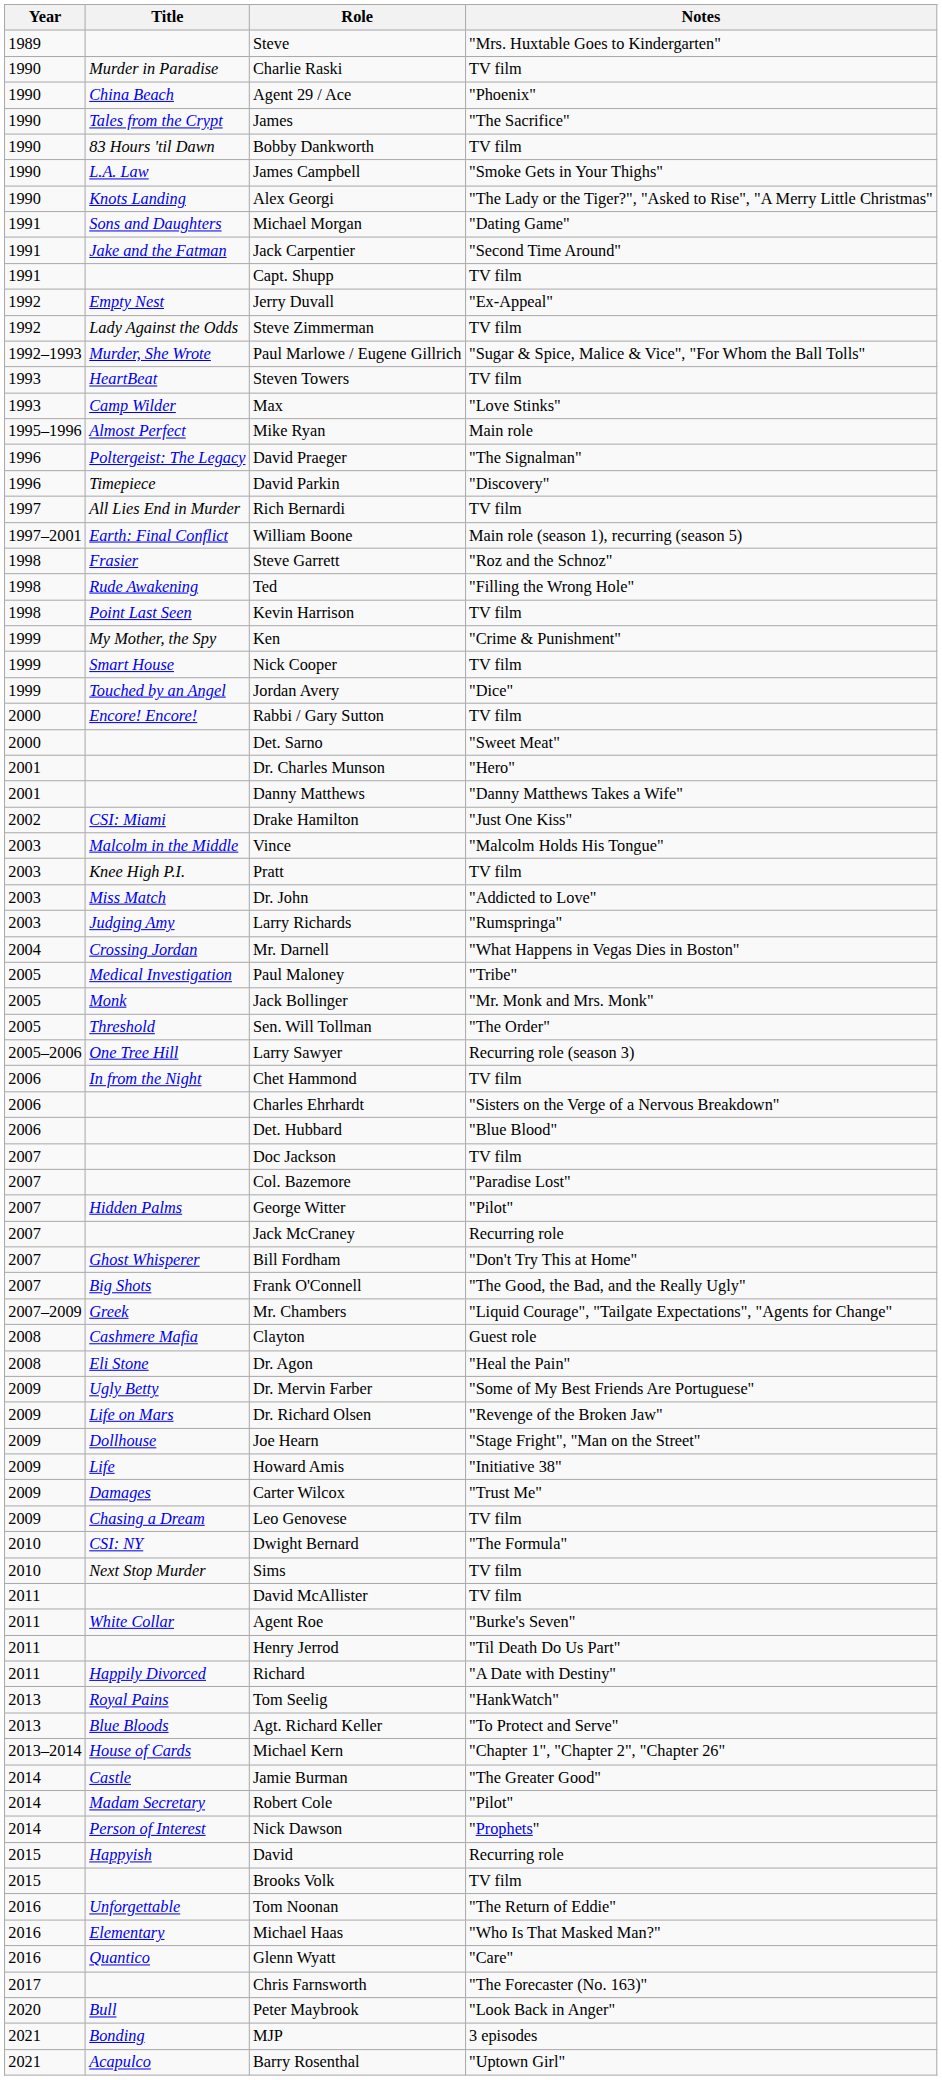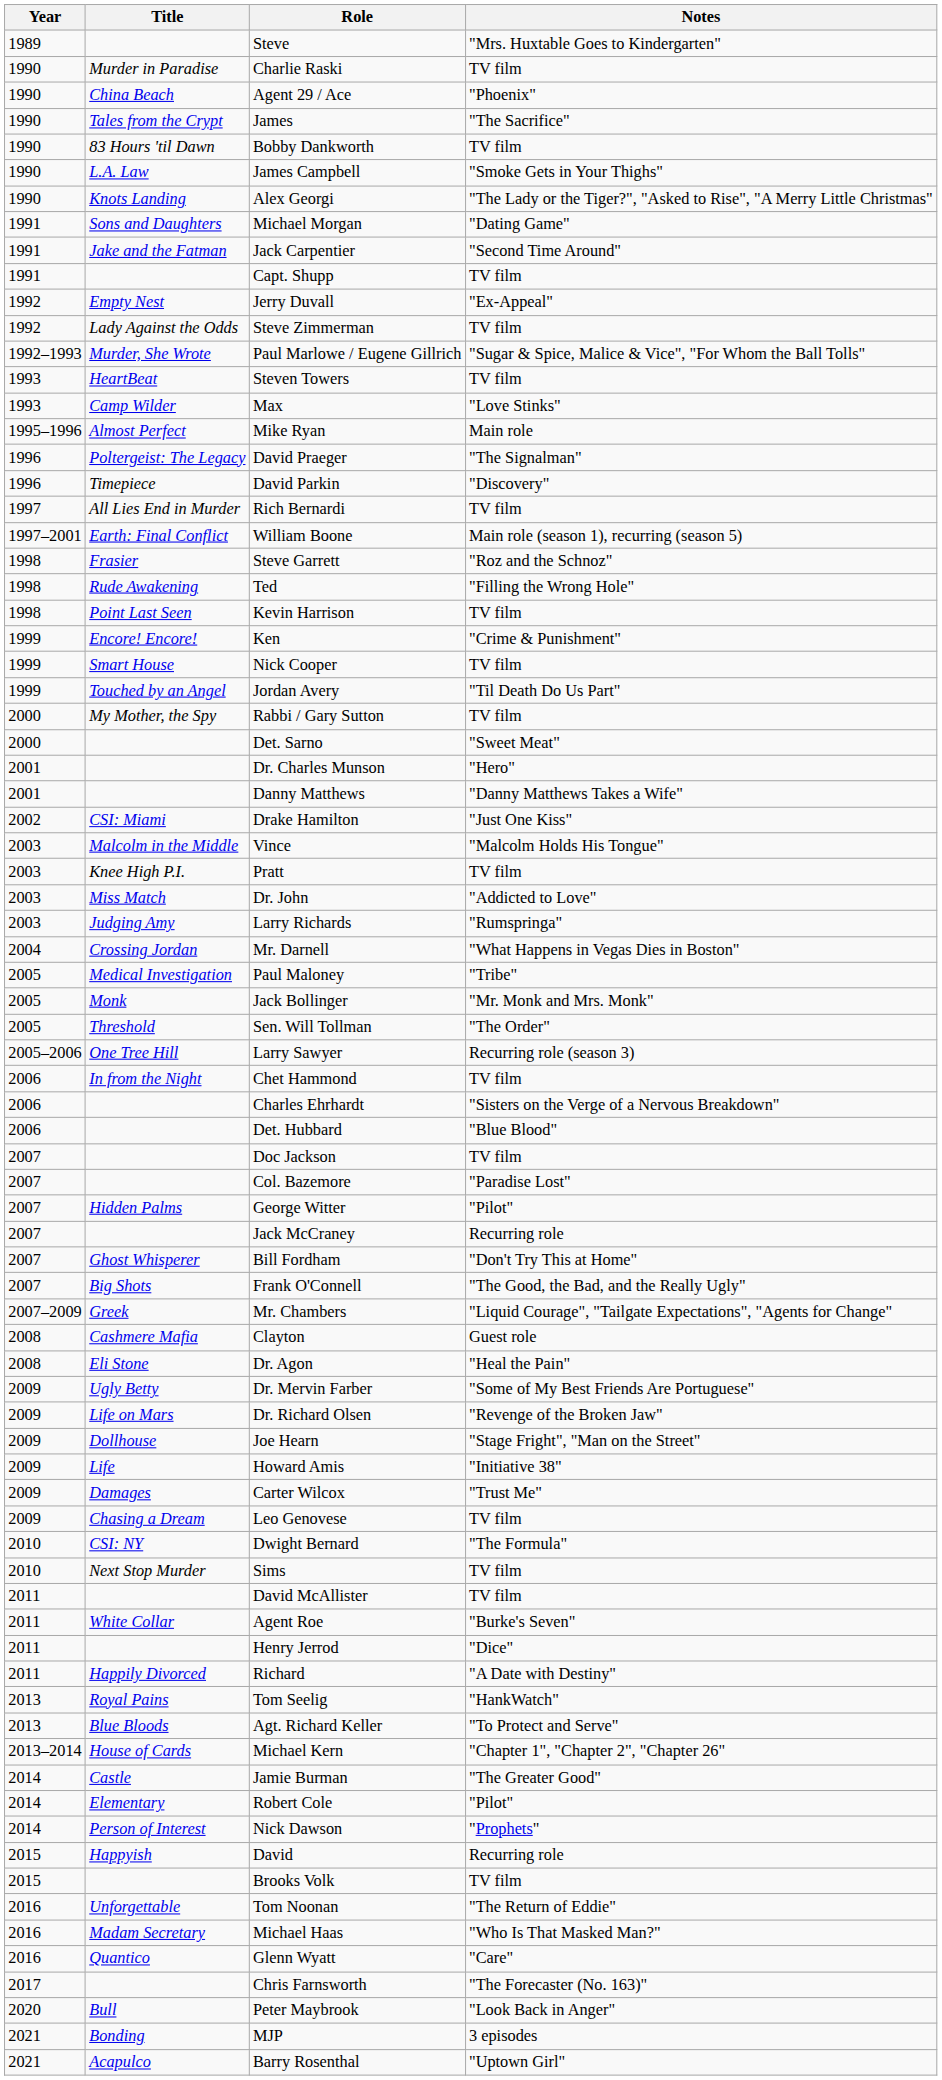(153, 638) My Mother, the Spy -> (143, 638) Encore! Encore!
(491, 690) "Dice" -> (545, 690) "Til Death Do Us Part"
(143, 716) Encore! Encore! -> (153, 716) My Mother, the Spy
(545, 1648) "Til Death Do Us Part" -> (491, 1648) "Dice"
(147, 1803) Madam Secretary -> (127, 1803) Elementary
(127, 1932) Elementary -> (147, 1932) Madam Secretary
